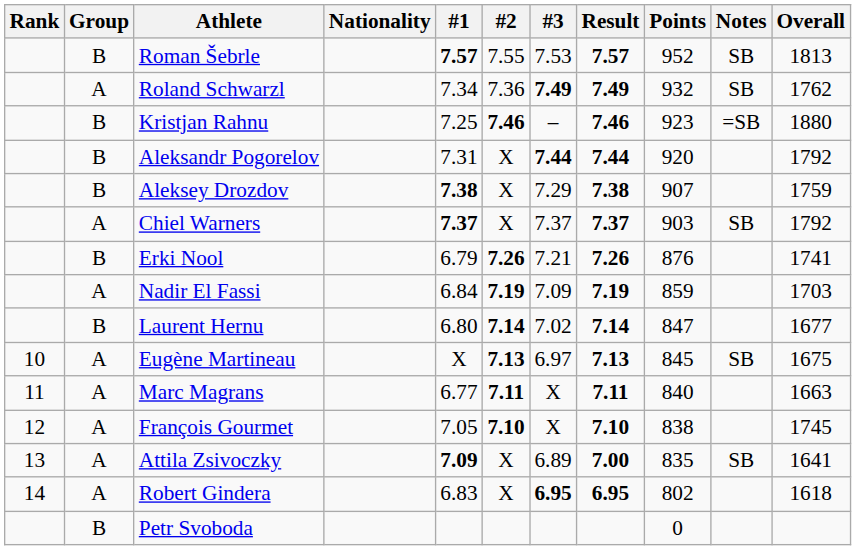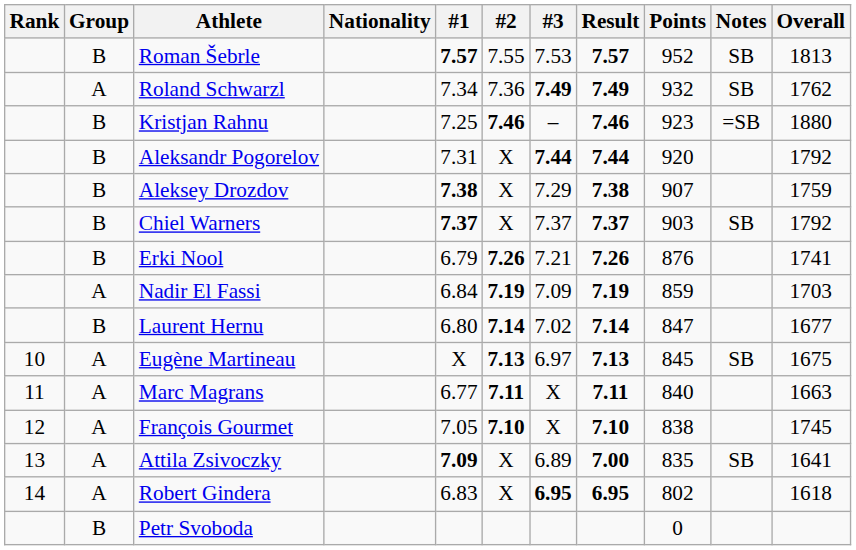(99, 223) A -> (99, 223) B
